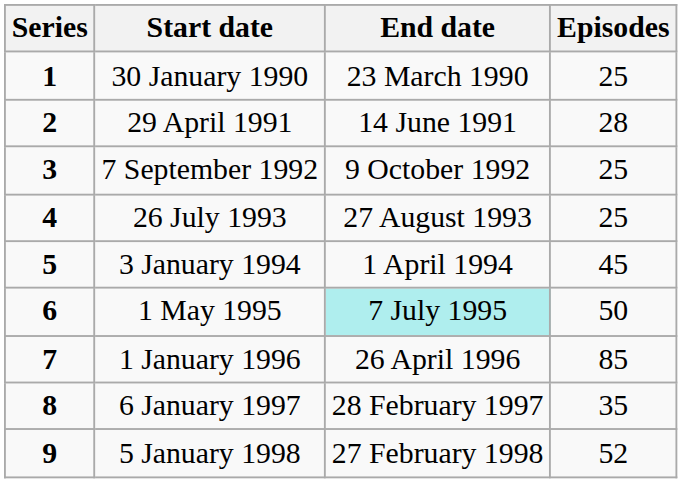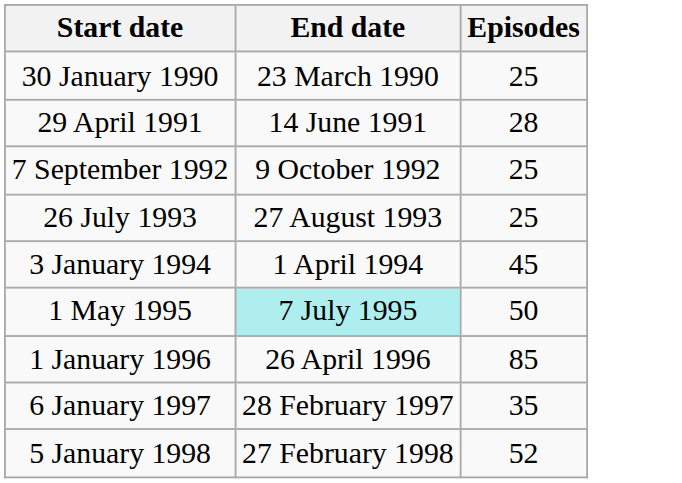- column: (50, 28)
